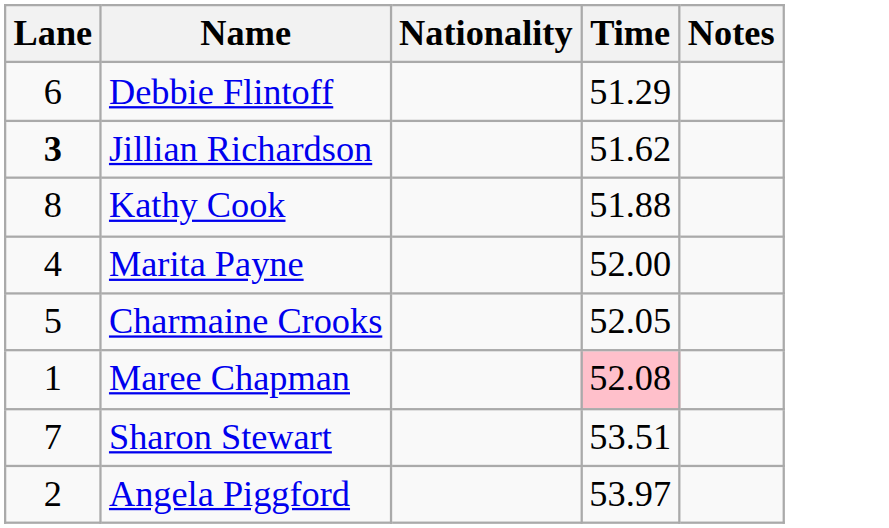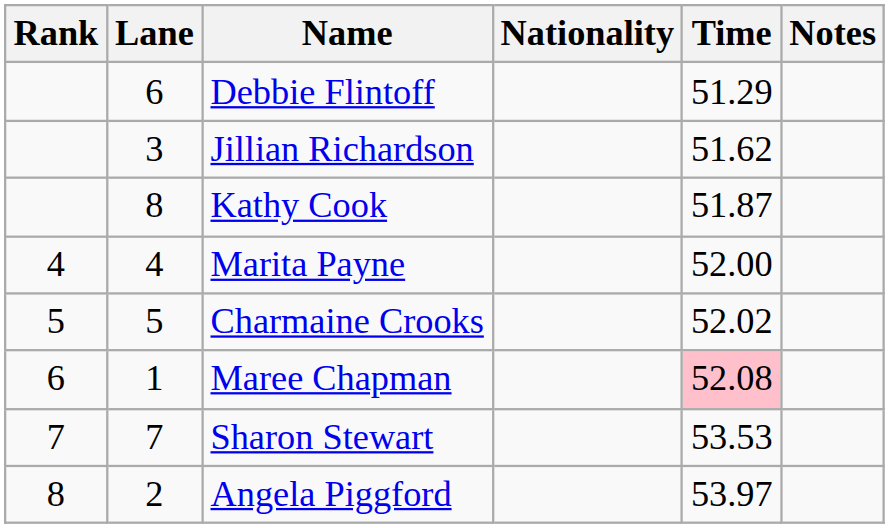+ column: (56, 33)
(53, 148) bold -> (154, 148) normal
(630, 206) 51.88 -> (732, 206) 51.87
(630, 321) 52.05 -> (732, 321) 52.02
(630, 436) 53.51 -> (732, 436) 53.53
